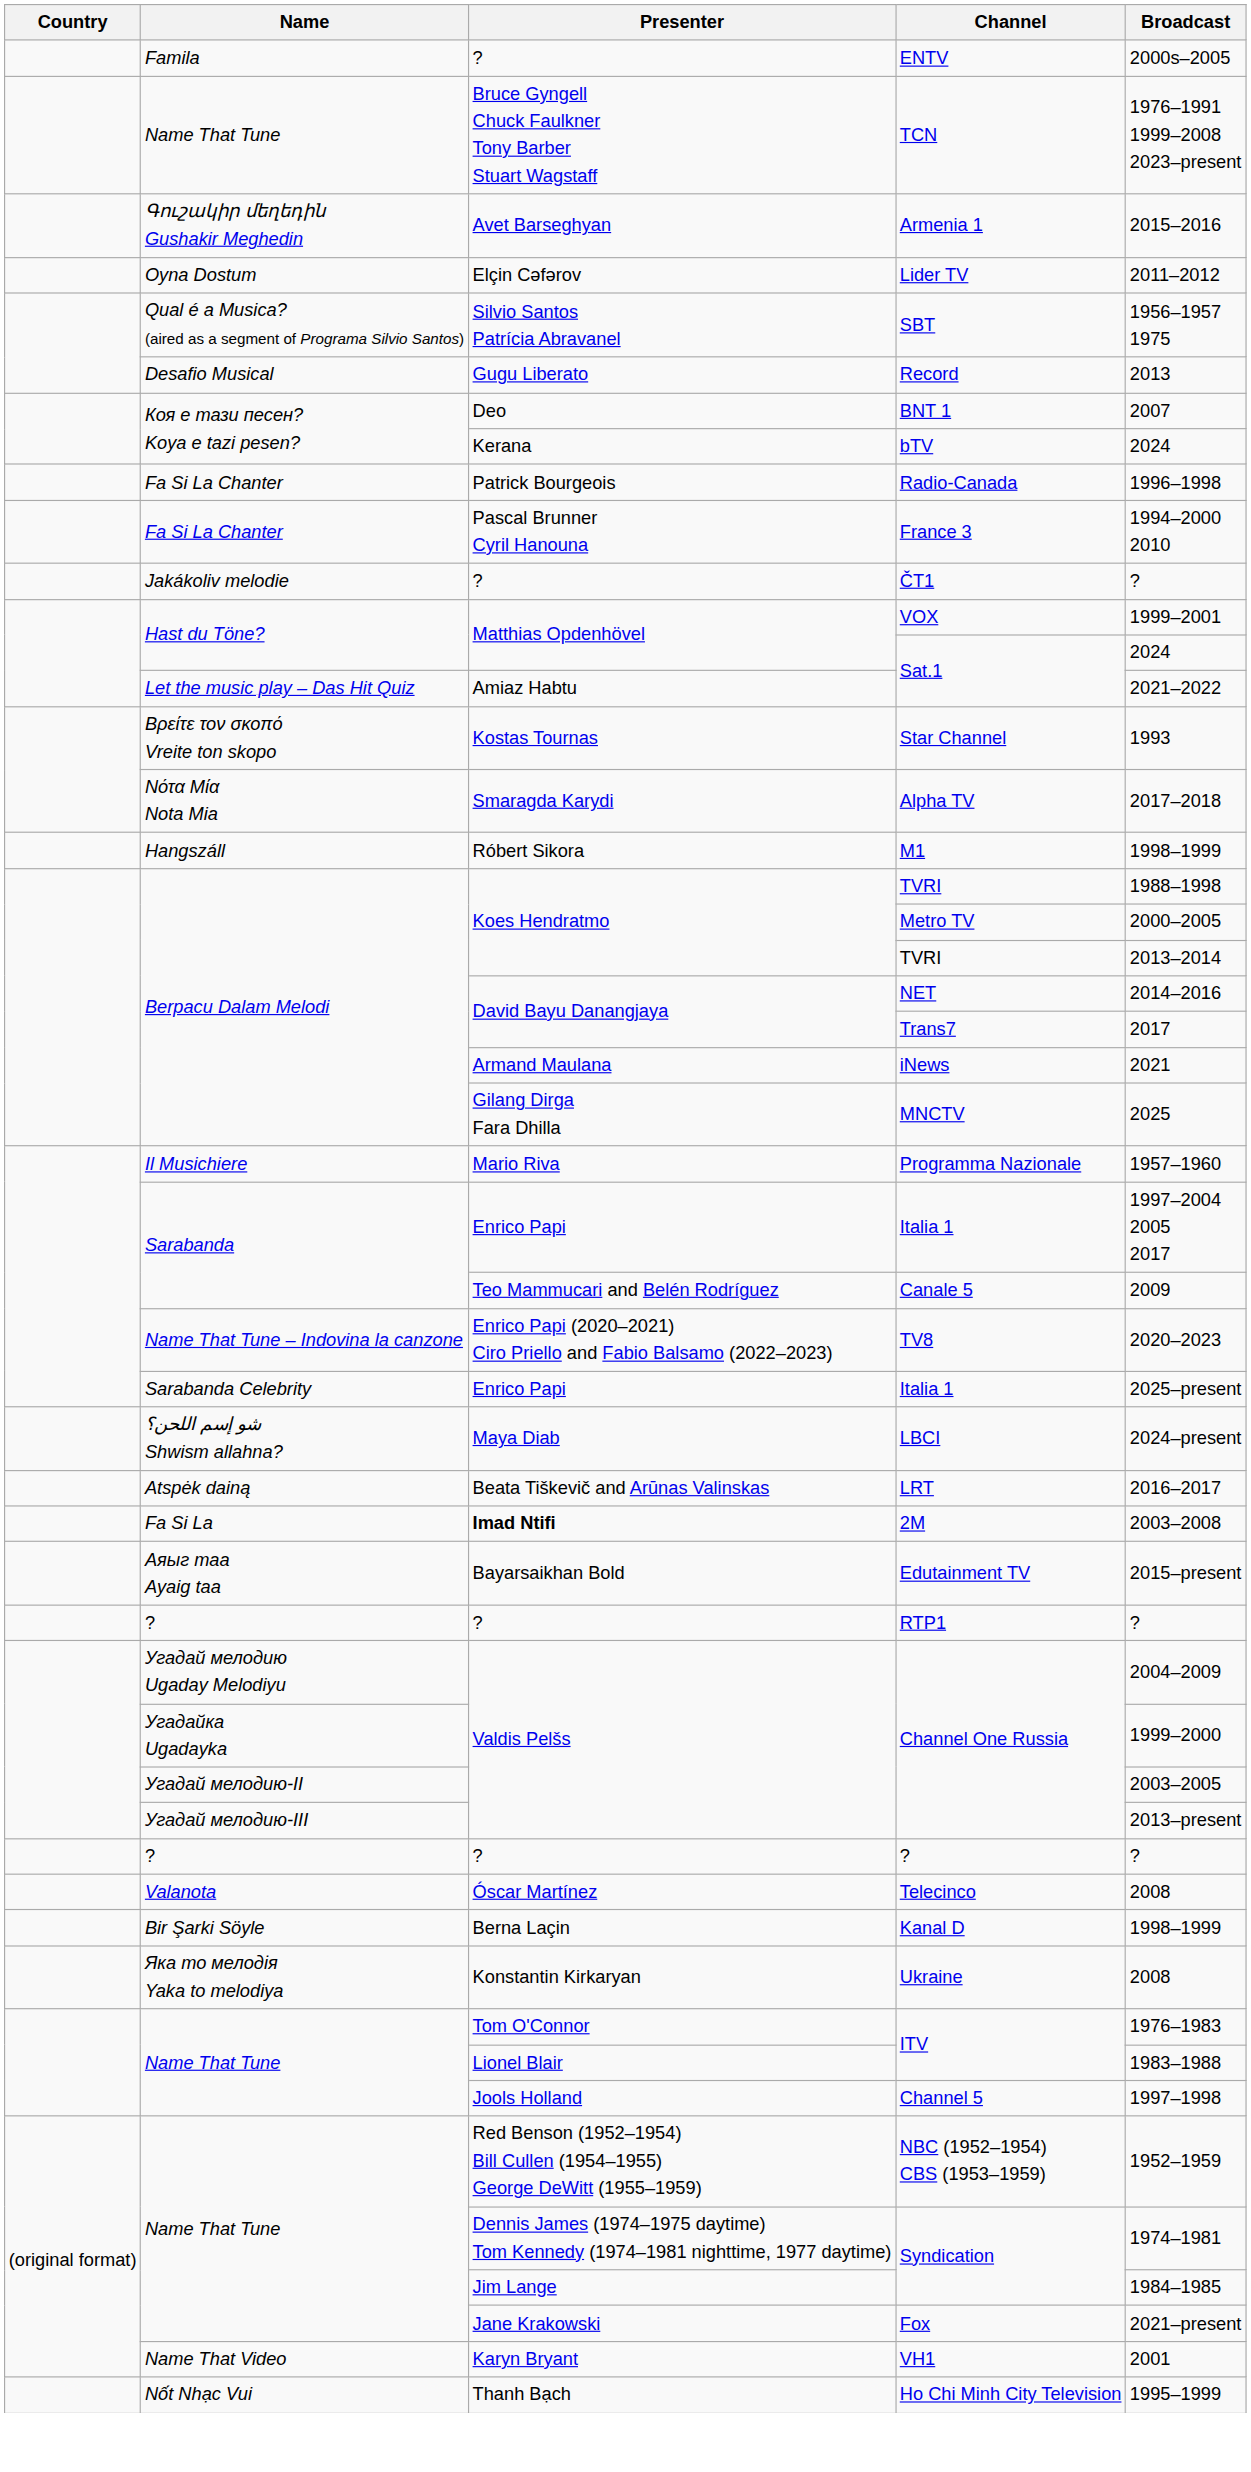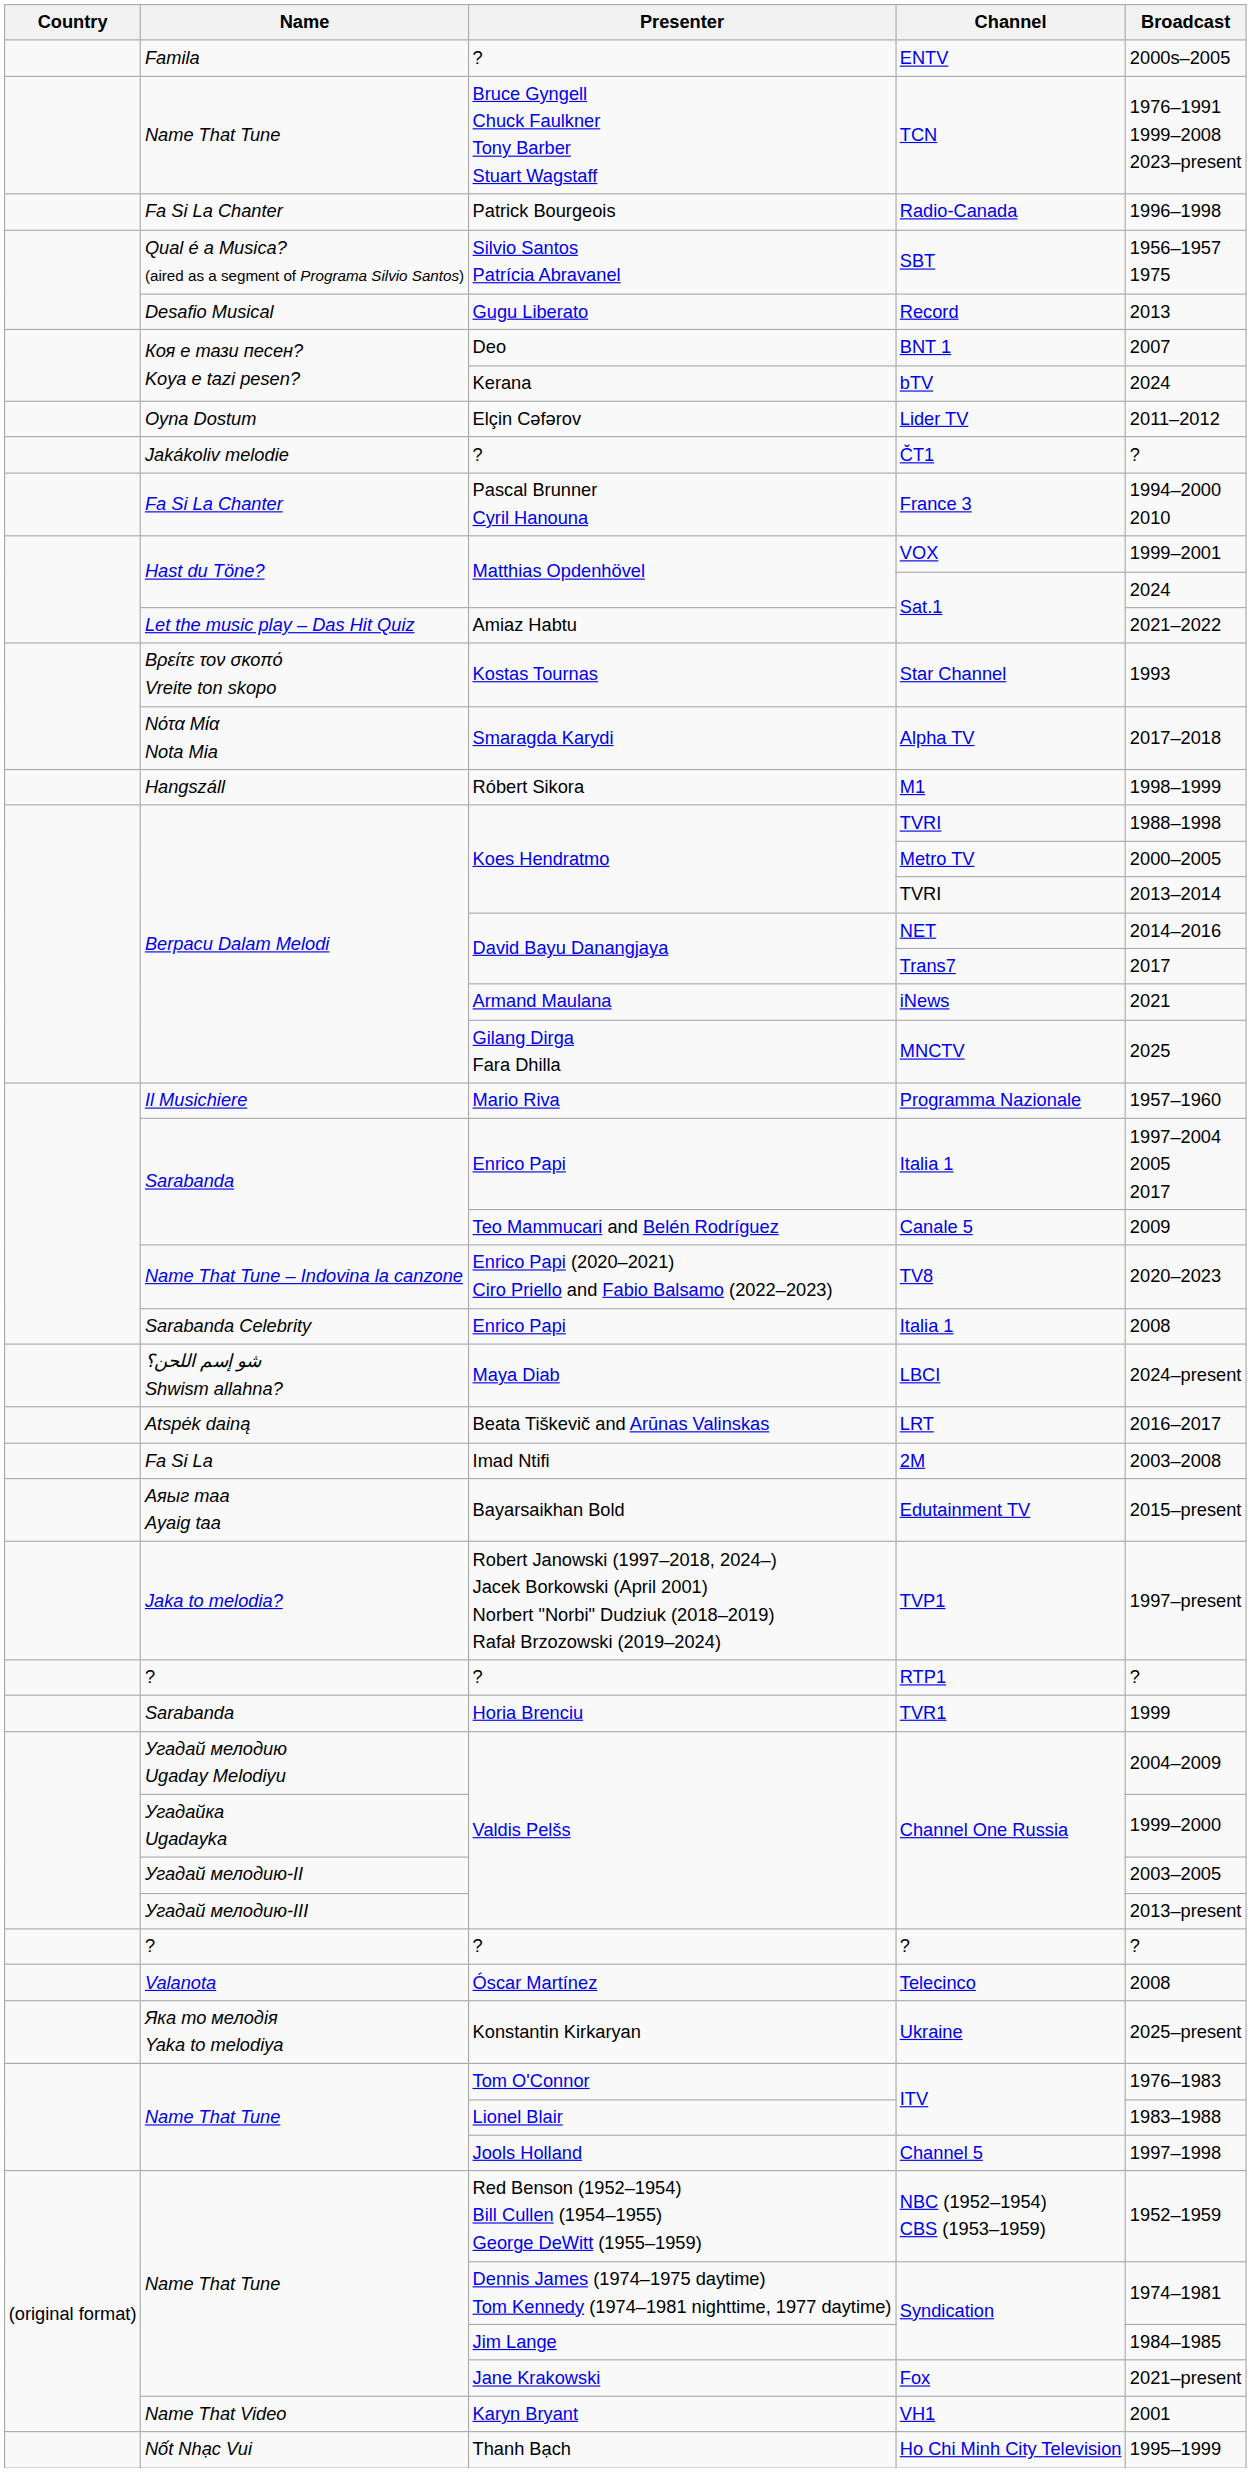- row: (235, 225)
rows swapped: (201, 274) <-> (214, 482)
rows swapped: (217, 581) <-> (214, 531)
(1186, 1389) 2025–present -> (1150, 1325) 2008
(514, 1523) bold -> (511, 1460) normal
+ row: (214, 1600)
+ row: (190, 1713)
- row: (205, 1927)
(1150, 1977) 2008 -> (1186, 2031) 2025–present
